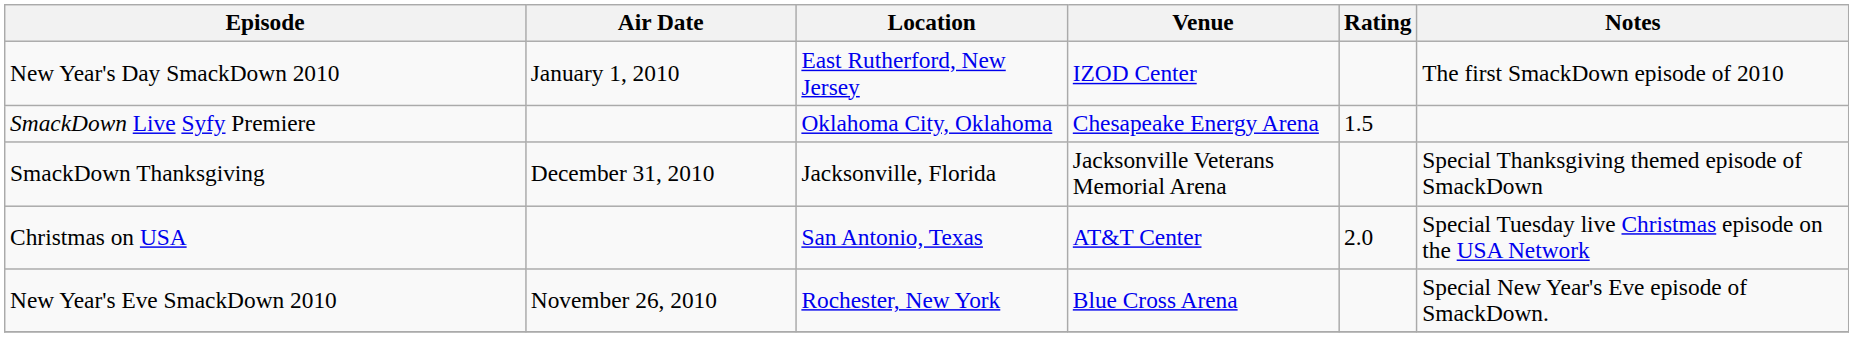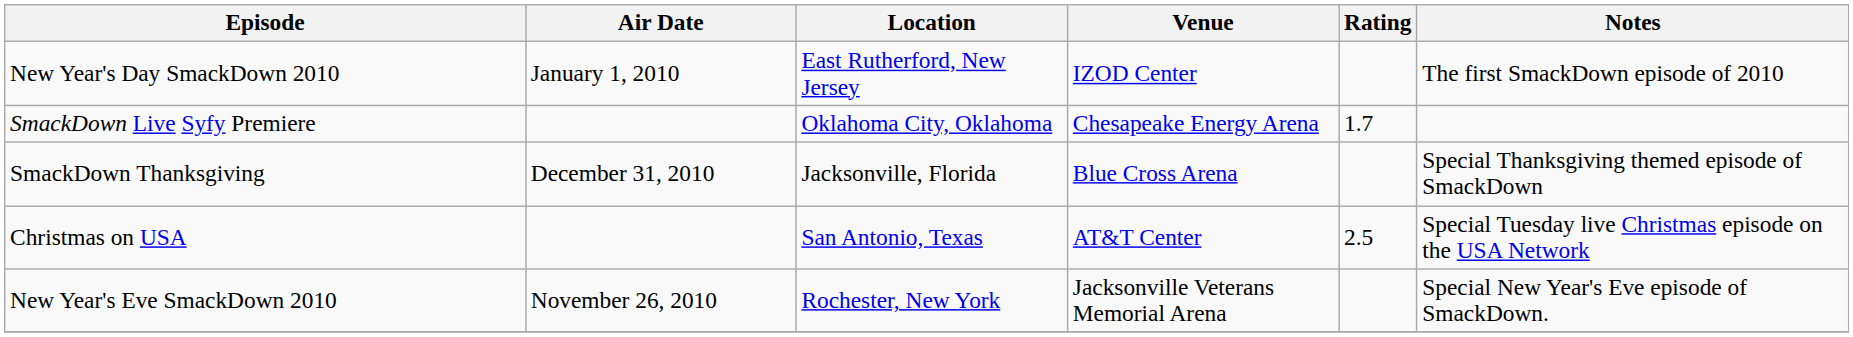(1359, 123) 1.5 -> (1359, 123) 1.7
(1173, 173) Jacksonville Veterans Memorial Arena -> (1155, 173) Blue Cross Arena
(1359, 236) 2.0 -> (1359, 236) 2.5
(1155, 300) Blue Cross Arena -> (1173, 300) Jacksonville Veterans Memorial Arena
